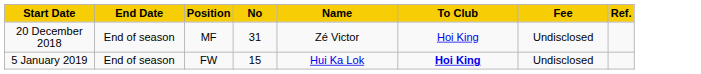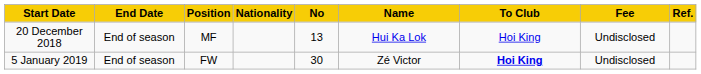+ column: (264, 14)
(255, 37) 31 -> (317, 37) 13
(337, 37) Zé Victor -> (399, 37) Hui Ka Lok
(255, 61) 15 -> (317, 61) 30
(337, 61) Hui Ka Lok -> (399, 61) Zé Victor
